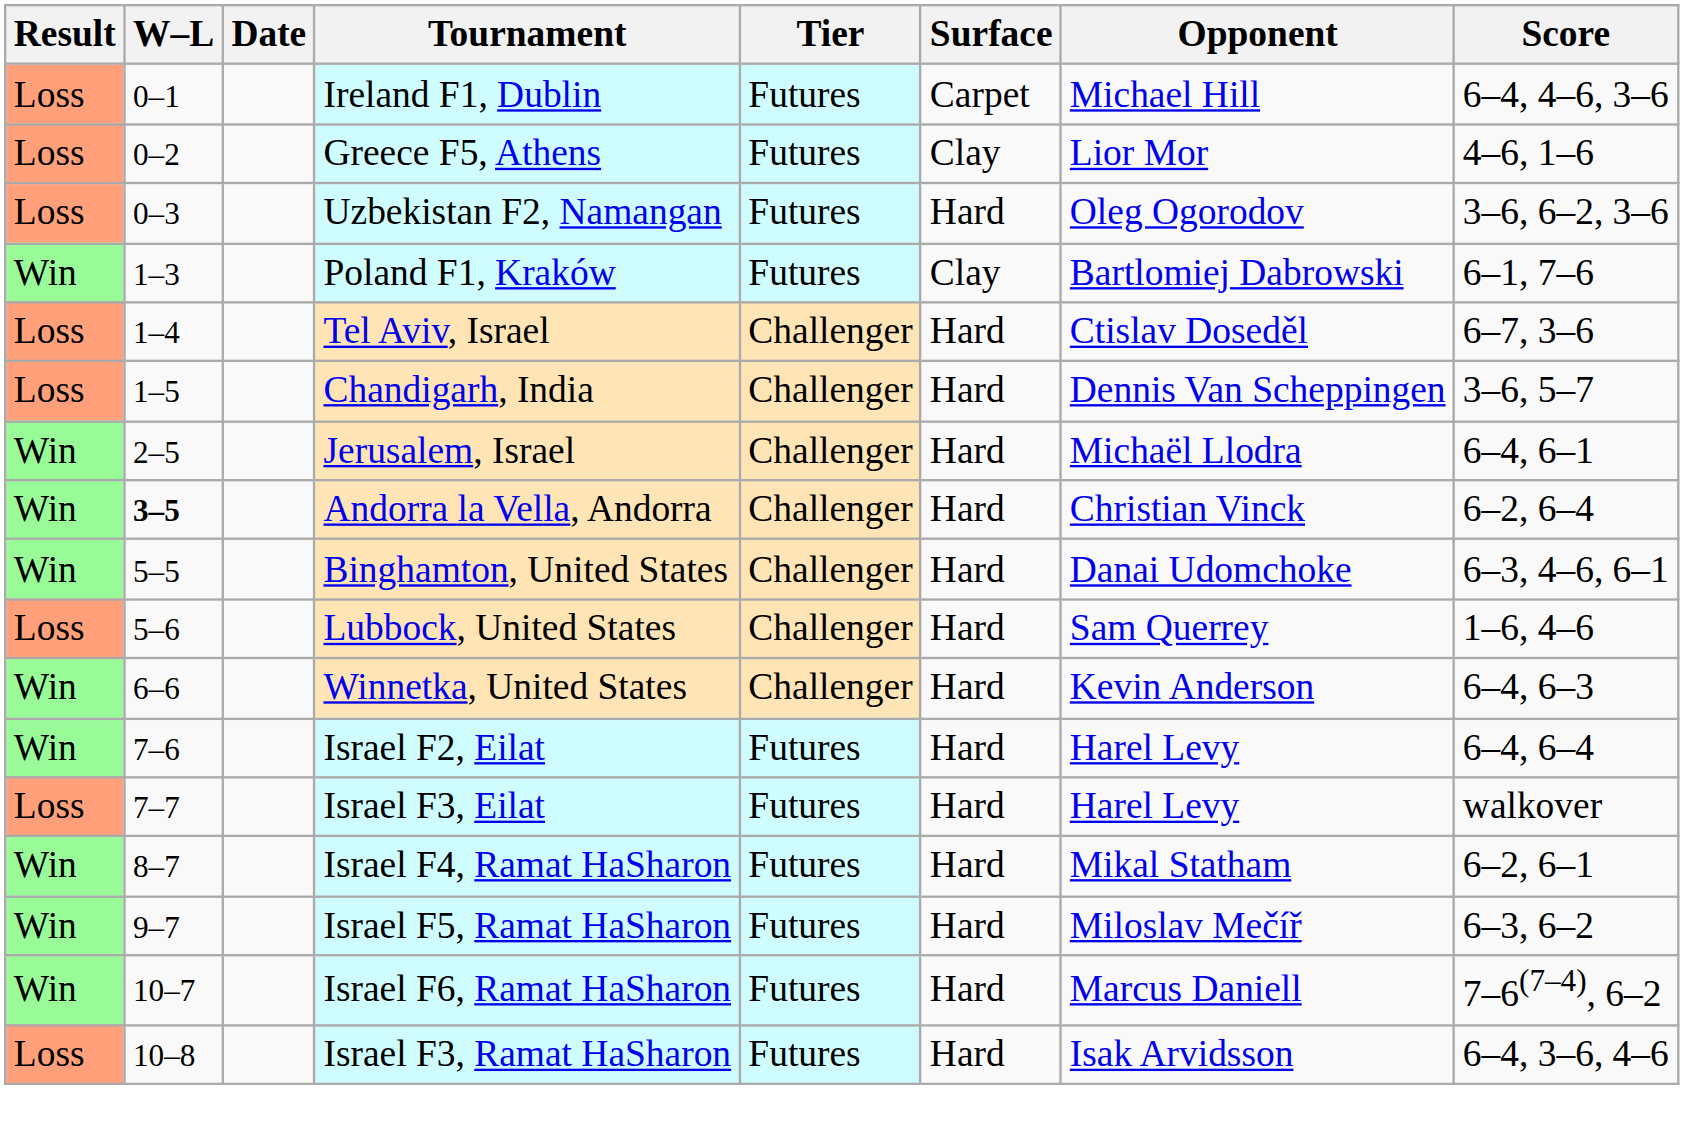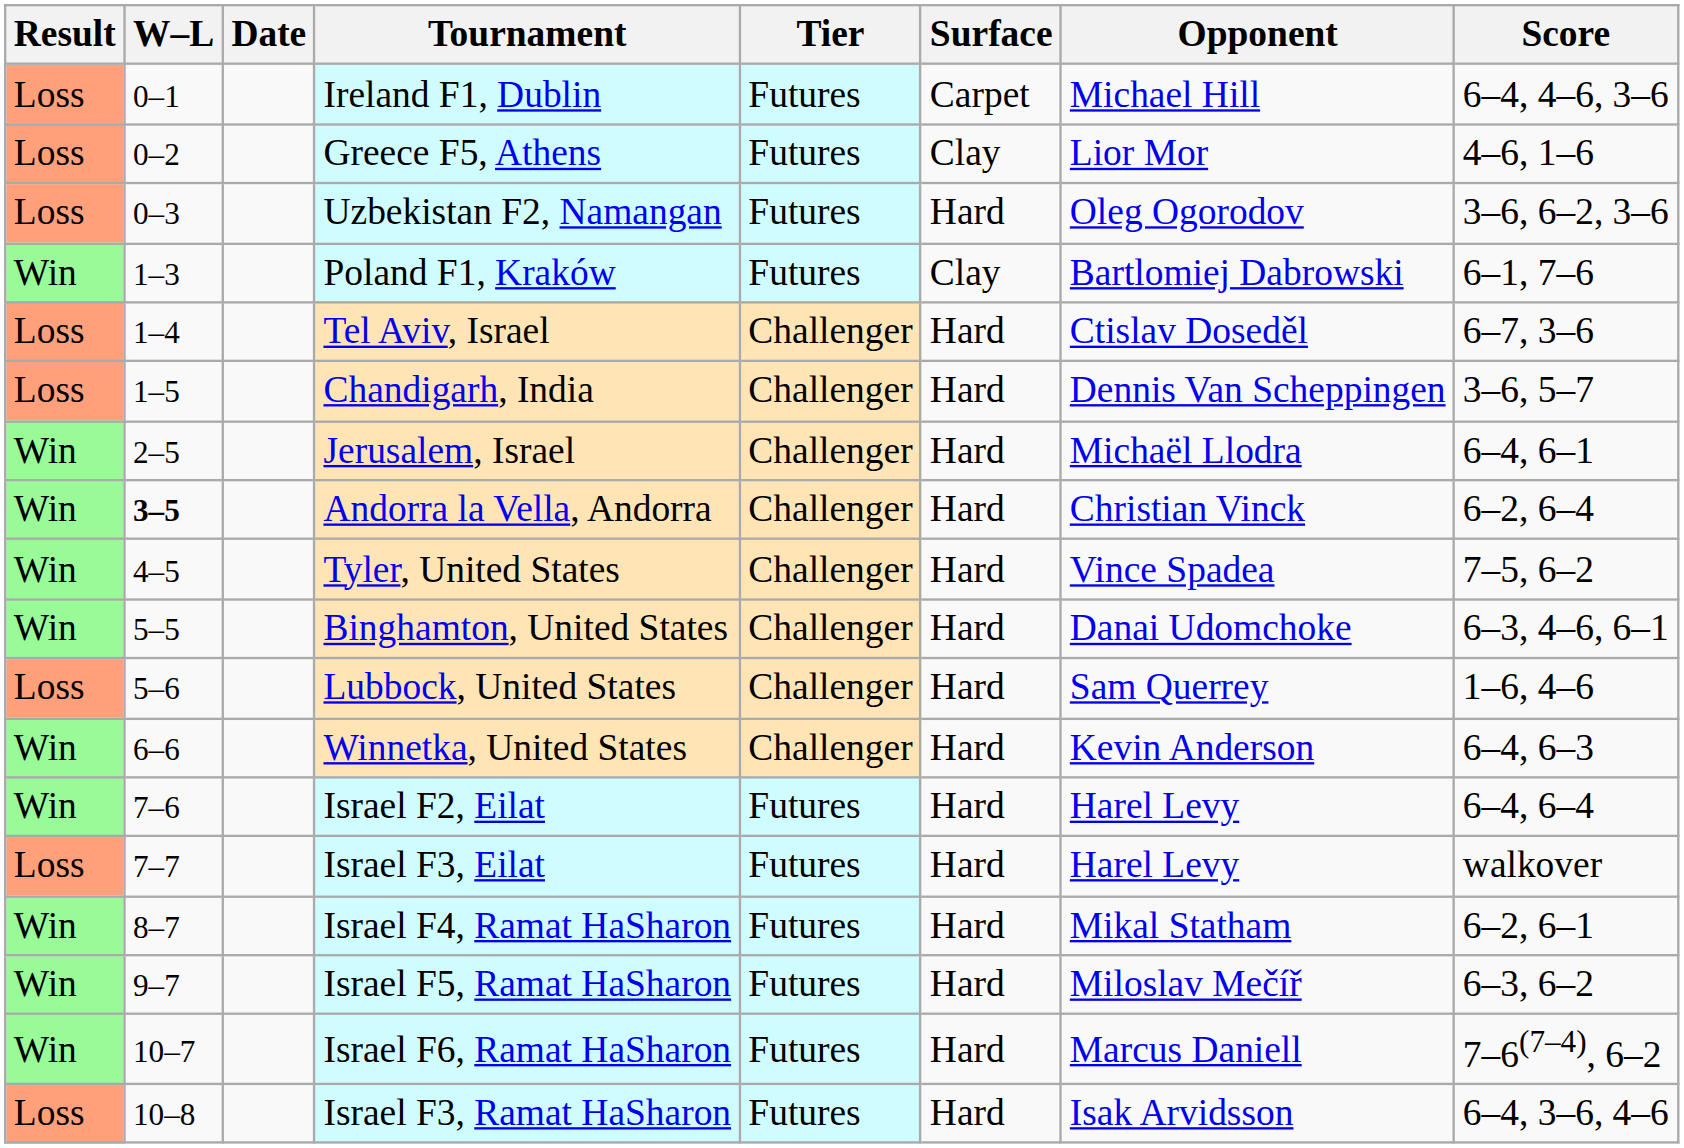+ row: (472, 568)
